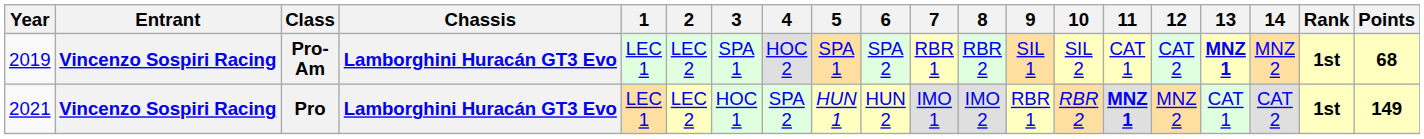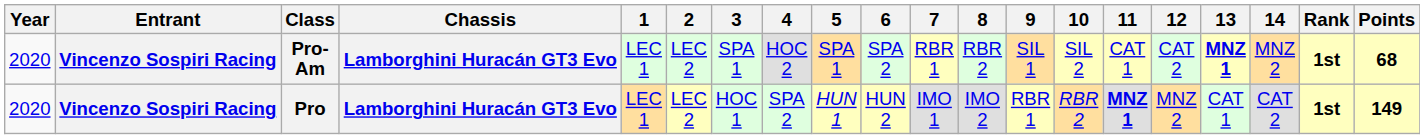(30, 59) 2019 -> (30, 59) 2020
(30, 109) 2021 -> (30, 109) 2020
